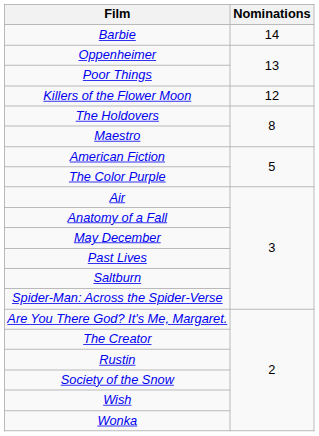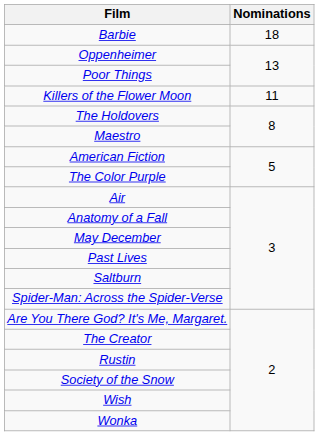(272, 34) 14 -> (272, 34) 18
(272, 95) 12 -> (272, 95) 11
